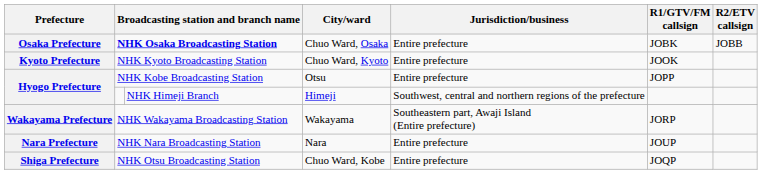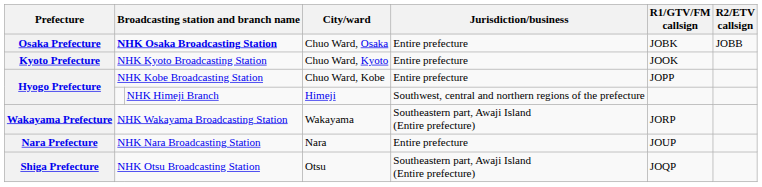(315, 78) Otsu -> (345, 78) Chuo Ward, Kobe
(345, 160) Chuo Ward, Kobe -> (315, 166) Otsu
(431, 160) Entire prefecture -> (462, 166) Southeastern part, Awaji Island (Entire prefecture)
